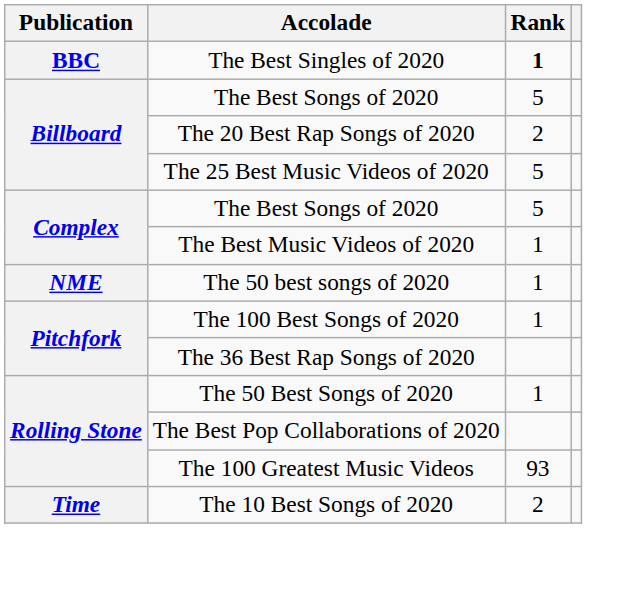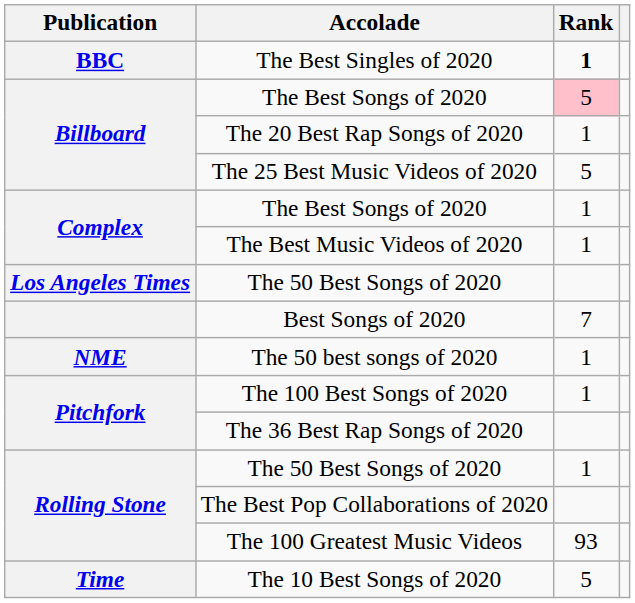(538, 97) no background -> (586, 97) pink background
(538, 134) 2 -> (586, 134) 1
(538, 208) 5 -> (586, 208) 1
+ row: (100, 282)
+ row: (100, 320)
(538, 504) 2 -> (586, 578) 5
